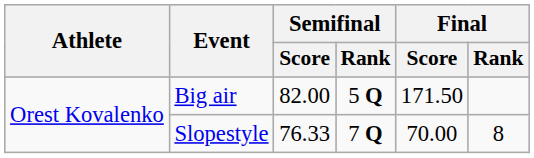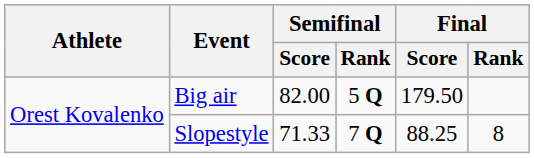(432, 96) 171.50 -> (432, 96) 179.50
(305, 133) 76.33 -> (305, 133) 71.33
(432, 133) 70.00 -> (432, 133) 88.25
